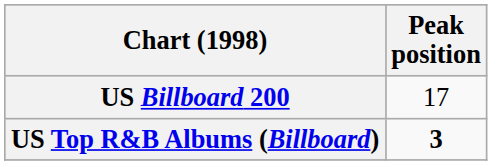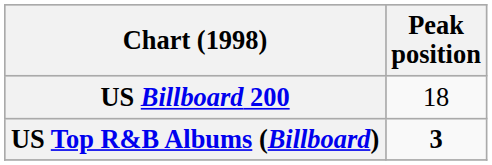(436, 97) 17 -> (436, 97) 18
